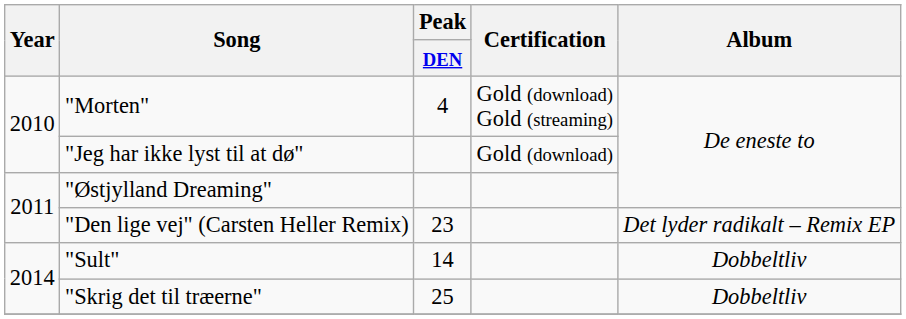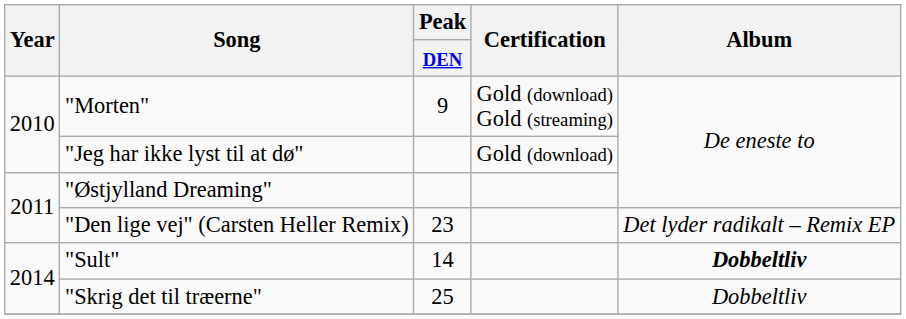(443, 105) 4 -> (443, 105) 9
(759, 260) normal -> (759, 260) bold
